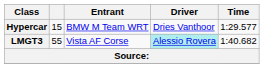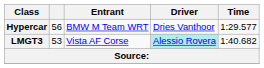(57, 27) 15 -> (57, 27) 56
(57, 42) 55 -> (57, 42) 53
